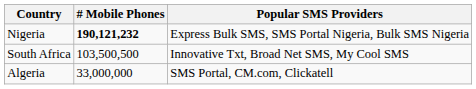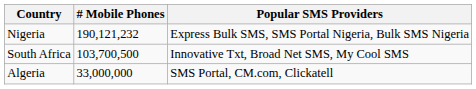(108, 34) bold -> (108, 34) normal
(108, 53) 103,500,500 -> (108, 53) 103,700,500
